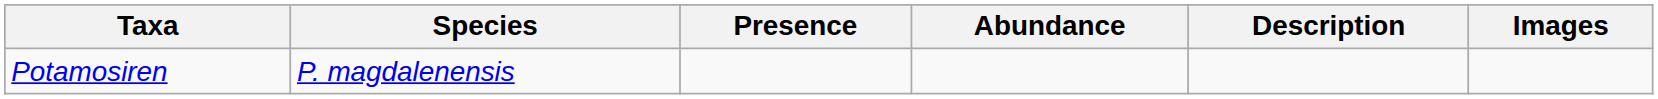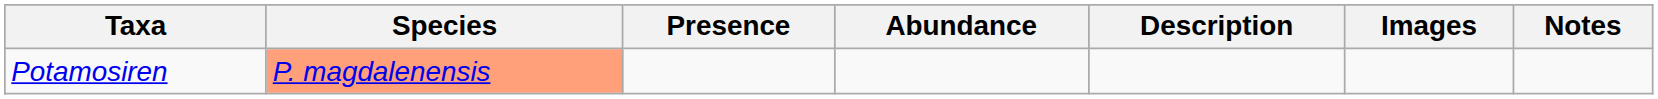+ column: (1583, 26)
(406, 70) no background -> (382, 70) lightsalmon background
